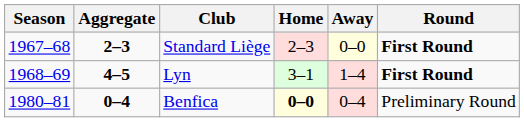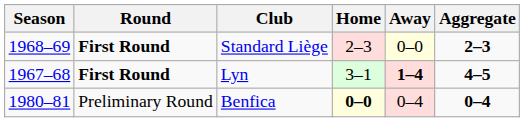columns swapped: (449, 18) <-> (117, 18)
(39, 46) 1967–68 -> (39, 46) 1968–69
(39, 74) 1968–69 -> (39, 74) 1967–68
(352, 74) normal -> (410, 74) bold
